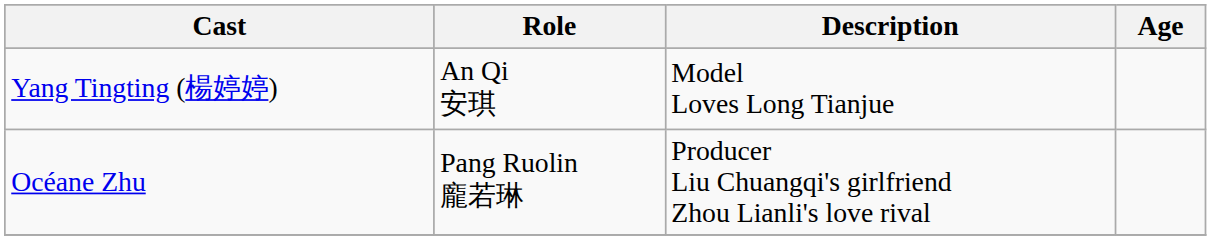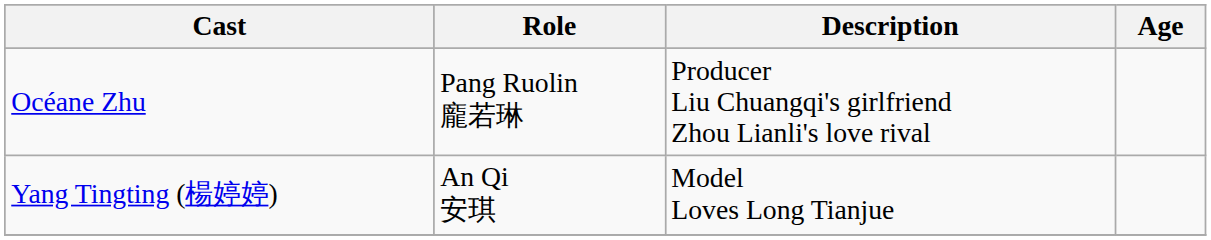rows swapped: (78, 181) <-> (144, 87)
